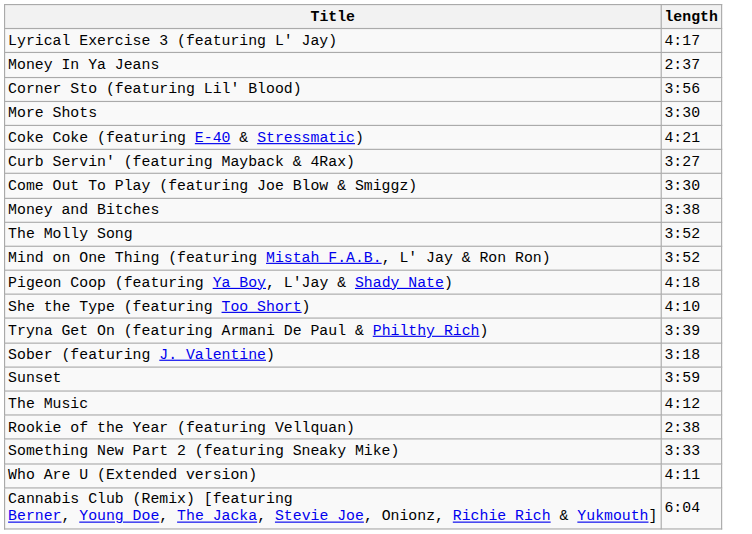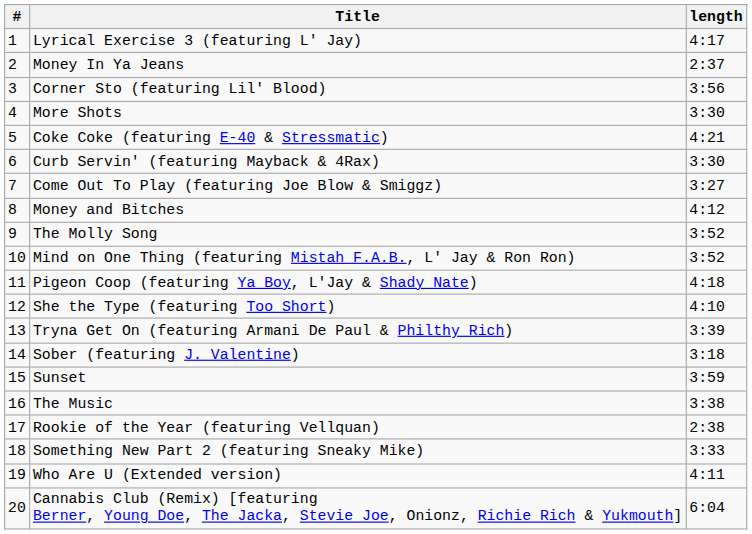+ column: (17, 17)
(682, 162) 3:27 -> (707, 162) 3:30
(682, 186) 3:30 -> (707, 186) 3:27
(682, 210) 3:38 -> (707, 210) 4:12
(682, 403) 4:12 -> (707, 403) 3:38
